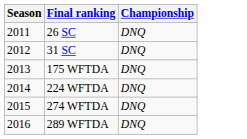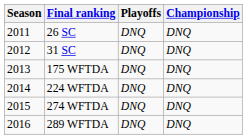+ column: (141, 13)
